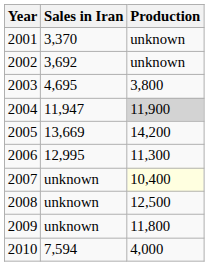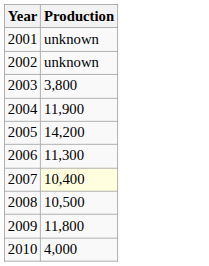- column: (84, 16)
(150, 109) lightgrey background -> (64, 109) no background
(150, 202) 12,500 -> (64, 202) 10,500
